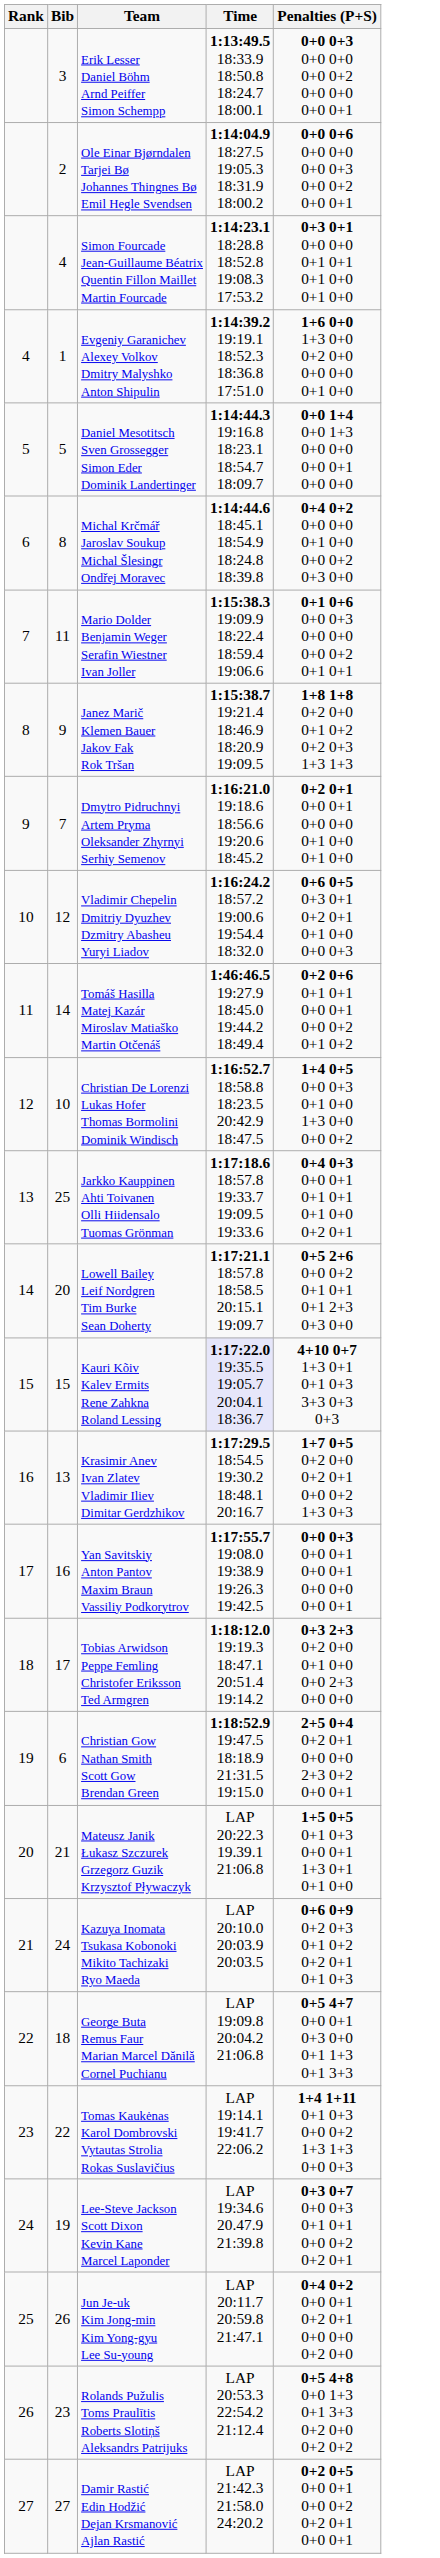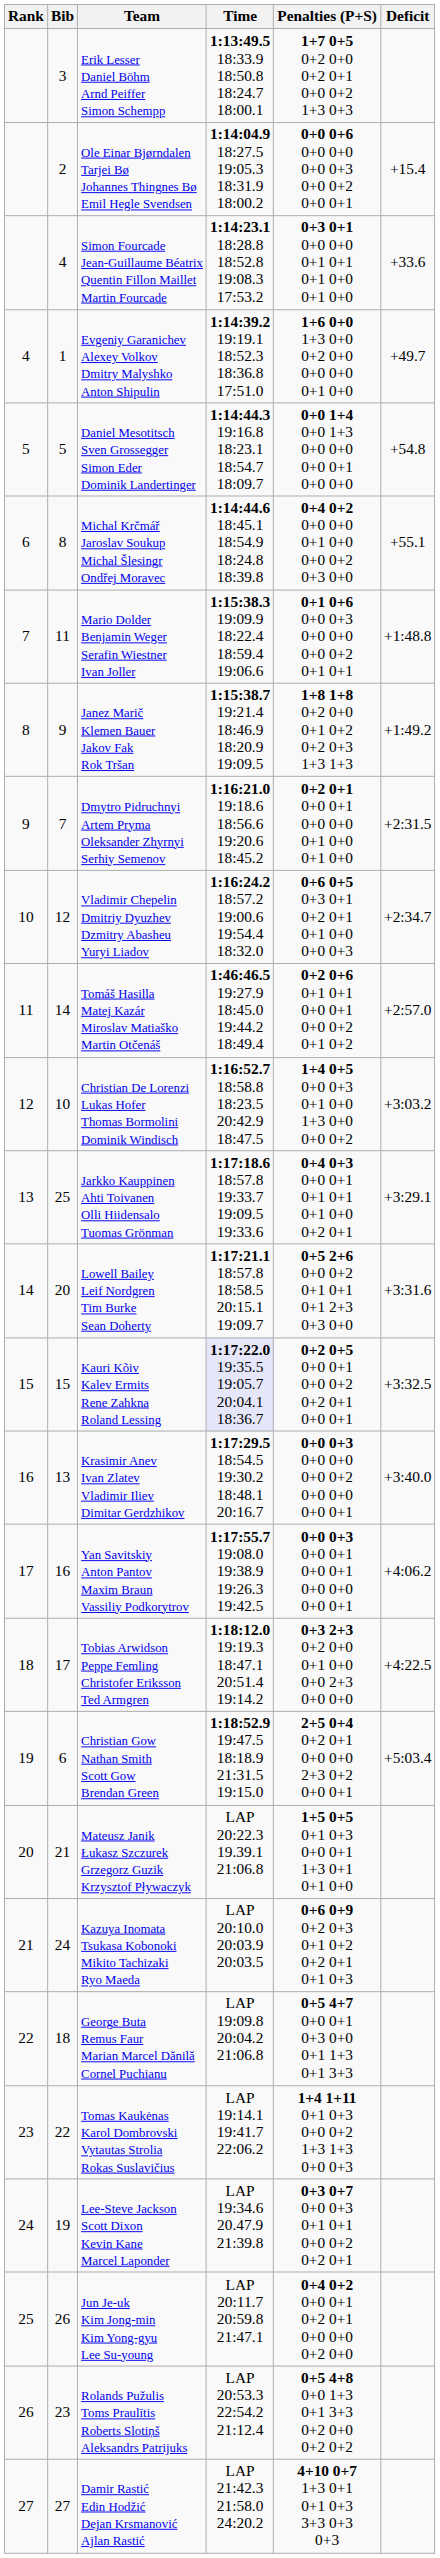+ column: (408, 16)
(327, 75) 0+0 0+3 0+0 0+0 0+0 0+2 0+0 0+0 0+0 0+1 -> (327, 75) 1+7 0+5 0+2 0+0 0+2 0+1 0+0 0+2 1+3 0+3
(327, 1384) 4+10 0+7 1+3 0+1 0+1 0+3 3+3 0+3 0+3 -> (327, 1384) 0+2 0+5 0+0 0+1 0+0 0+2 0+2 0+1 0+0 0+1
(327, 1477) 1+7 0+5 0+2 0+0 0+2 0+1 0+0 0+2 1+3 0+3 -> (327, 1477) 0+0 0+3 0+0 0+0 0+0 0+2 0+0 0+0 0+0 0+1
(327, 2506) 0+2 0+5 0+0 0+1 0+0 0+2 0+2 0+1 0+0 0+1 -> (327, 2506) 4+10 0+7 1+3 0+1 0+1 0+3 3+3 0+3 0+3
